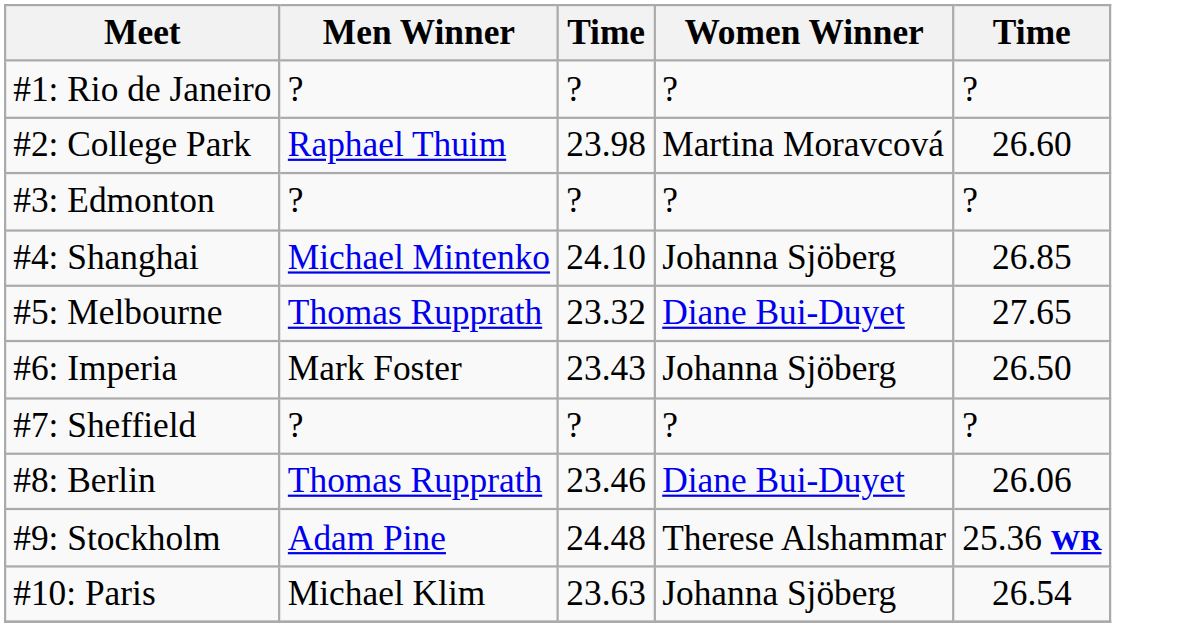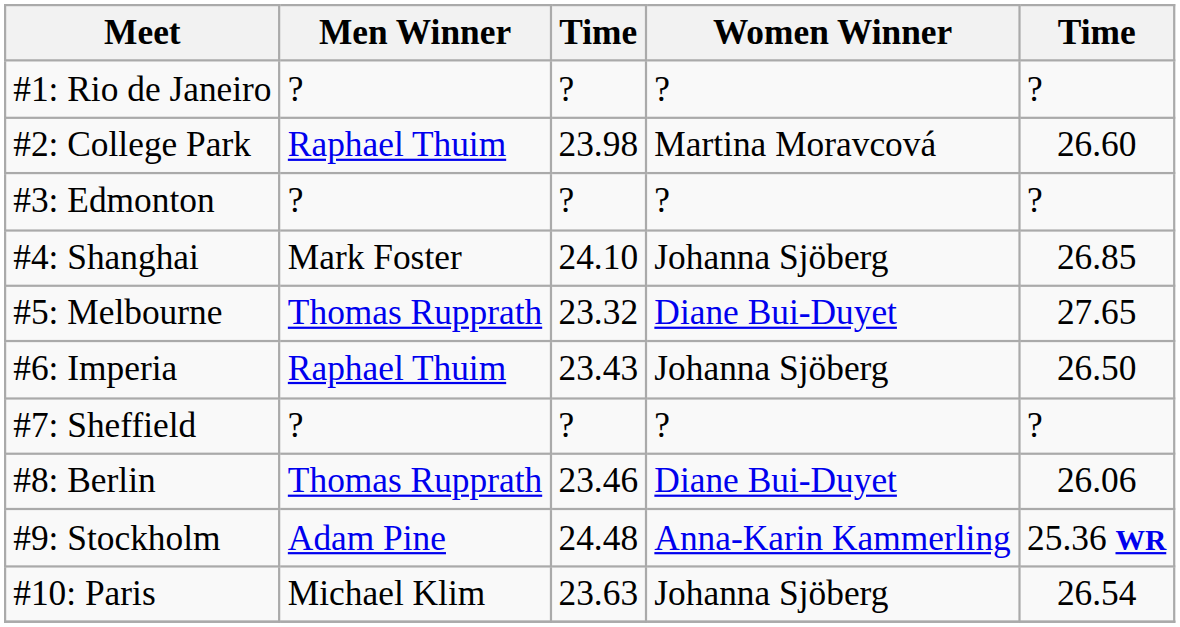(419, 256) Michael Mintenko -> (375, 256) Mark Foster
(375, 369) Mark Foster -> (397, 369) Raphael Thuim
(804, 537) Therese Alshammar -> (833, 537) Anna-Karin Kammerling
